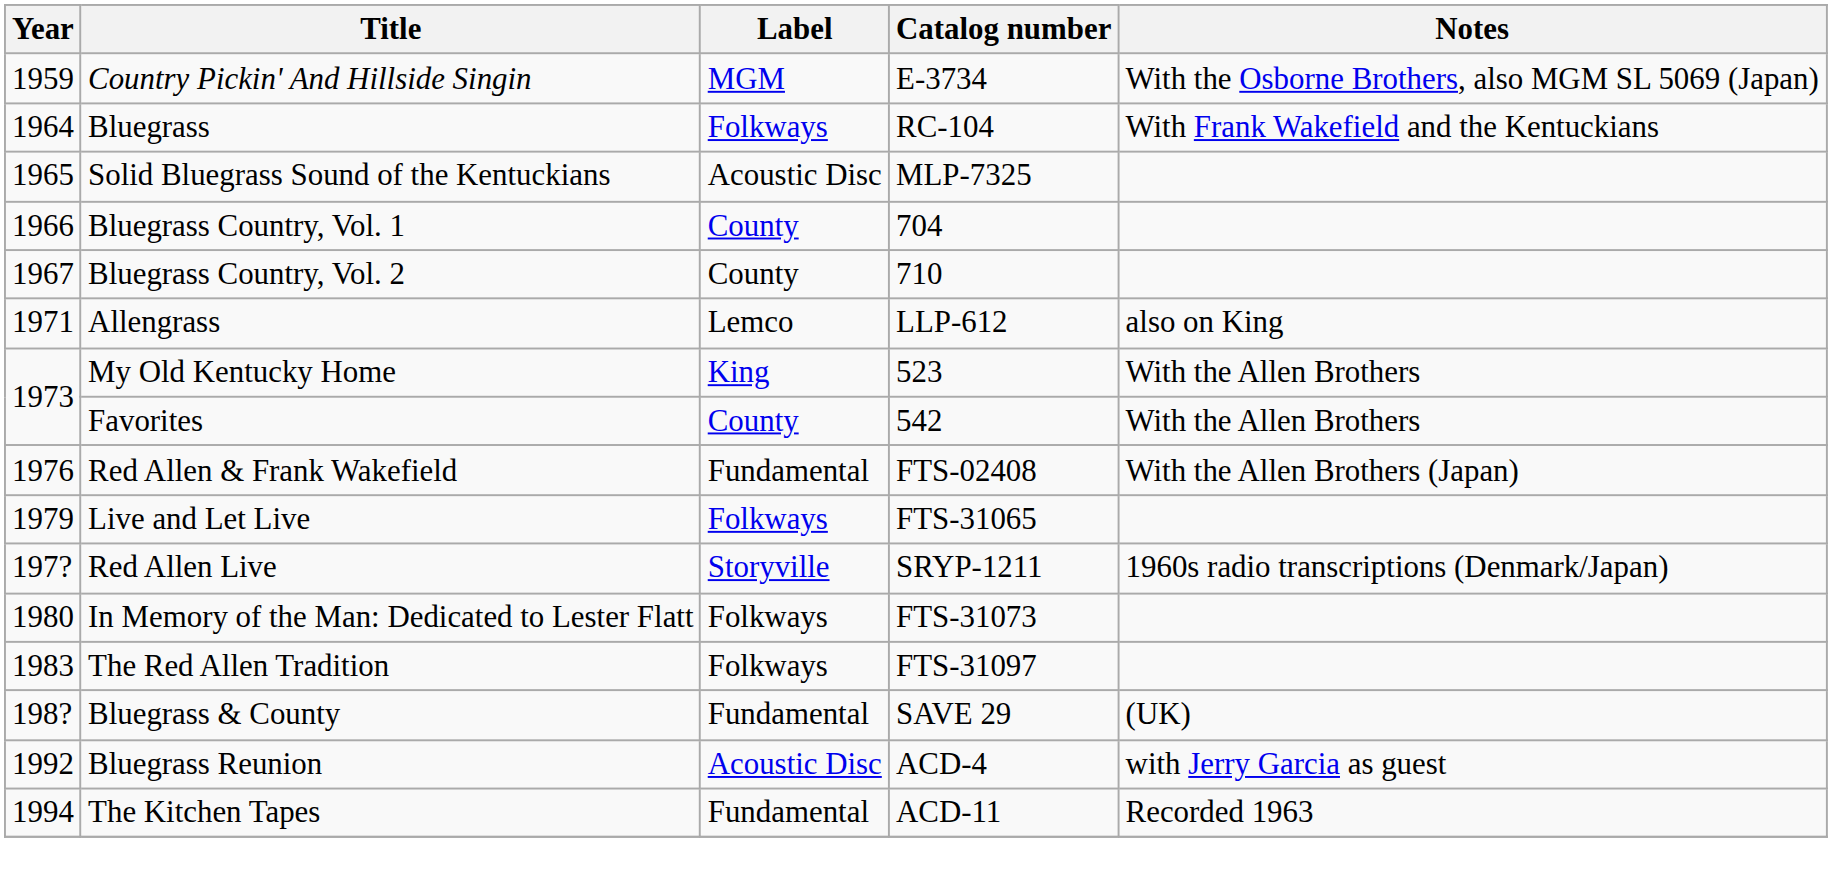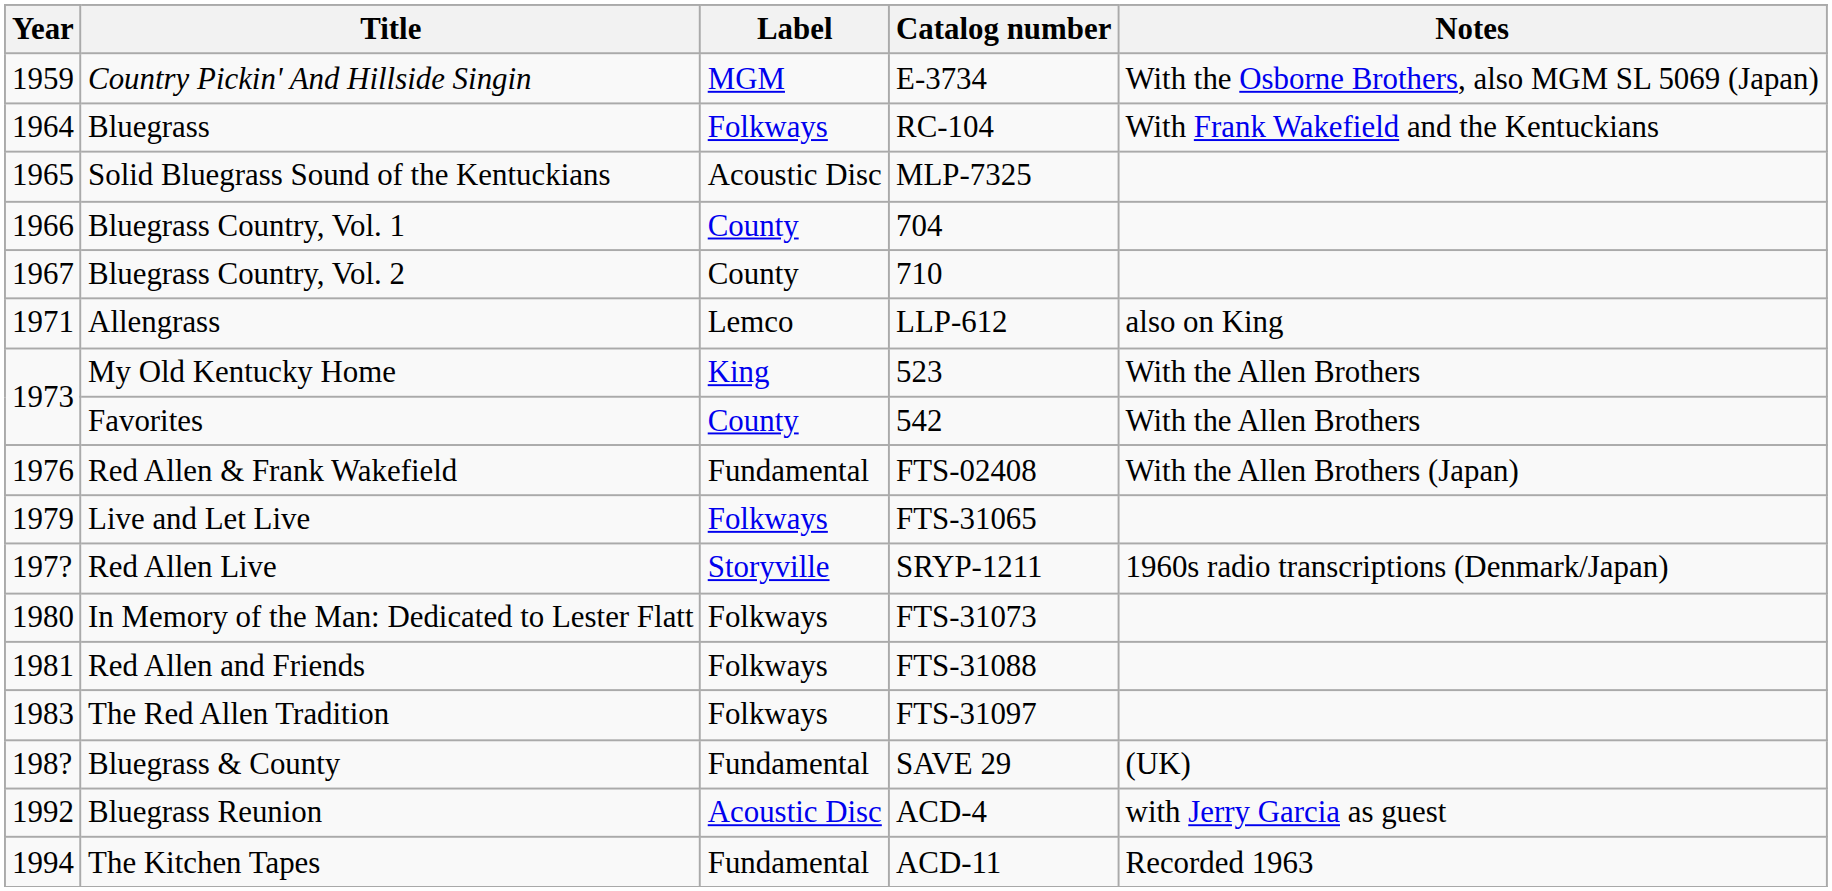+ row: (227, 665)
